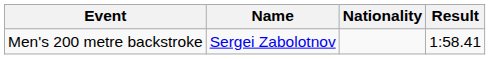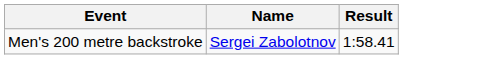- column: (382, 16)
